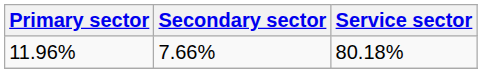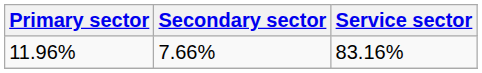(370, 52) 80.18% -> (370, 52) 83.16%
